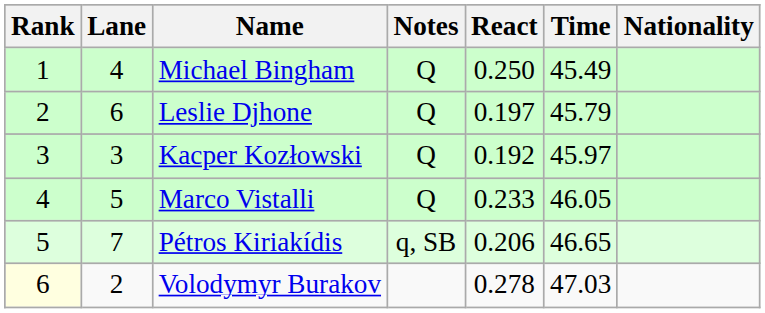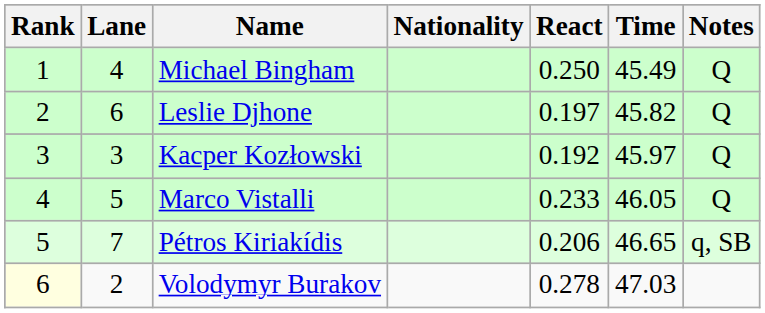columns swapped: (689, 26) <-> (426, 26)
(581, 112) 45.79 -> (646, 112) 45.82
